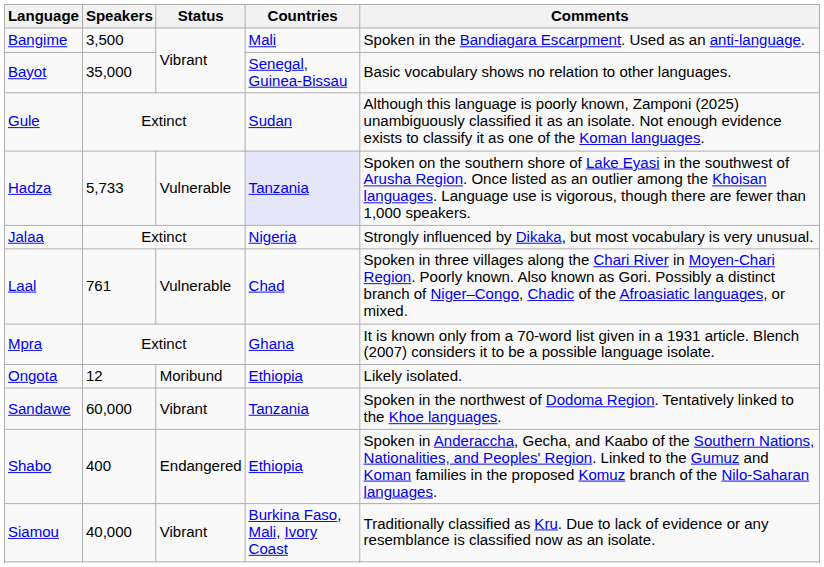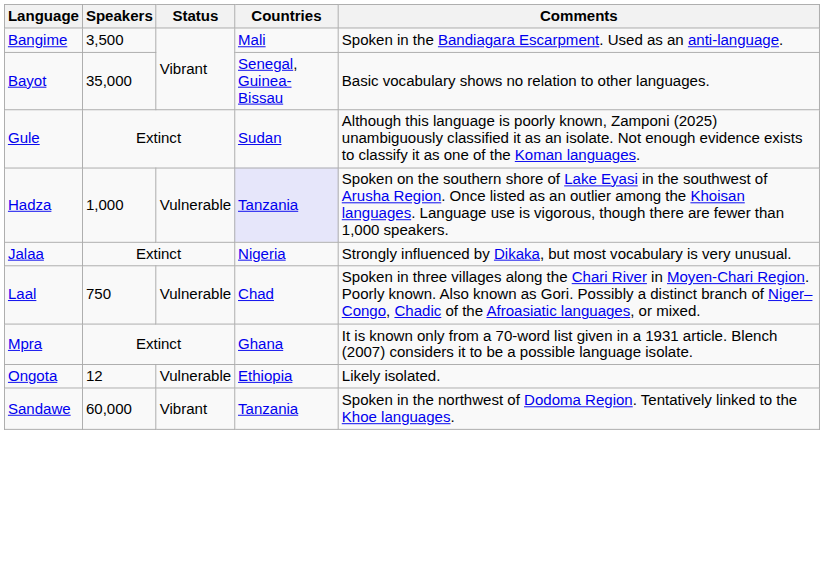(105, 187) 5,733 -> (105, 204) 1,000
(98, 286) 761 -> (98, 294) 750
(191, 376) Moribund -> (195, 376) Vulnerable
- row: (30, 466)
- row: (33, 532)
